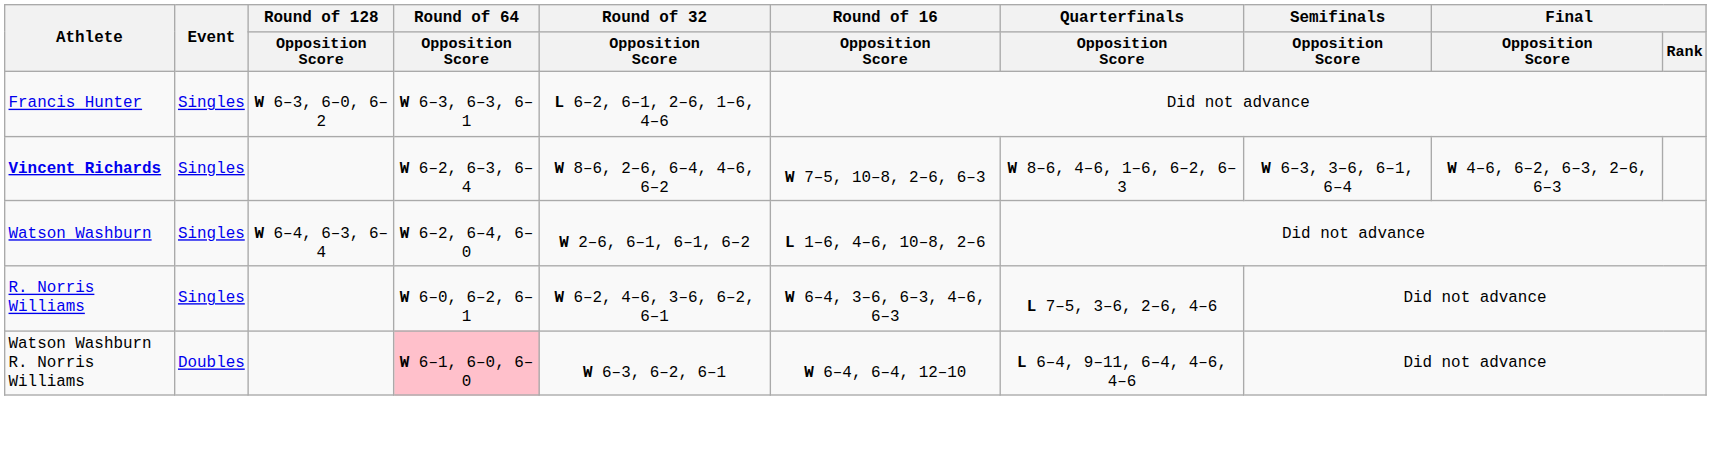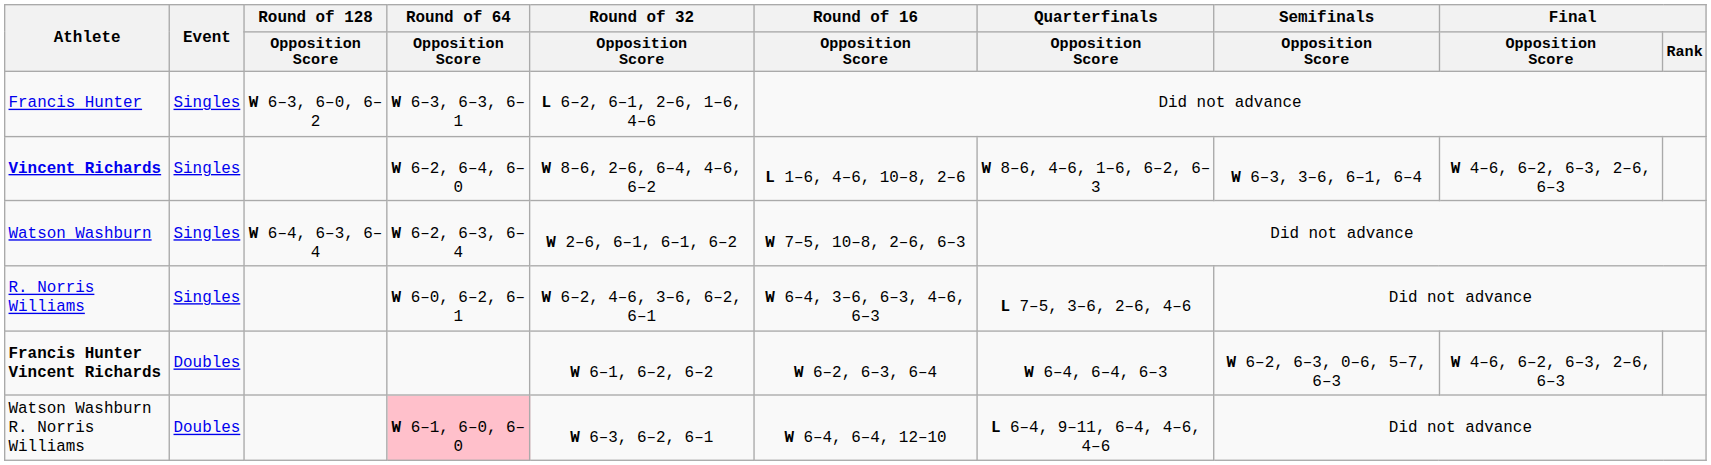(467, 178) W 6–2, 6–3, 6–4 -> (458, 178) W 6–2, 6–4, 6–0
(885, 178) W 7–5, 10–8, 2–6, 6–3 -> (865, 178) L 1–6, 4–6, 10–8, 2–6
(467, 243) W 6–2, 6–4, 6–0 -> (458, 243) W 6–2, 6–3, 6–4
(885, 243) L 1–6, 4–6, 10–8, 2–6 -> (865, 243) W 7–5, 10–8, 2–6, 6–3
+ row: (85, 363)
